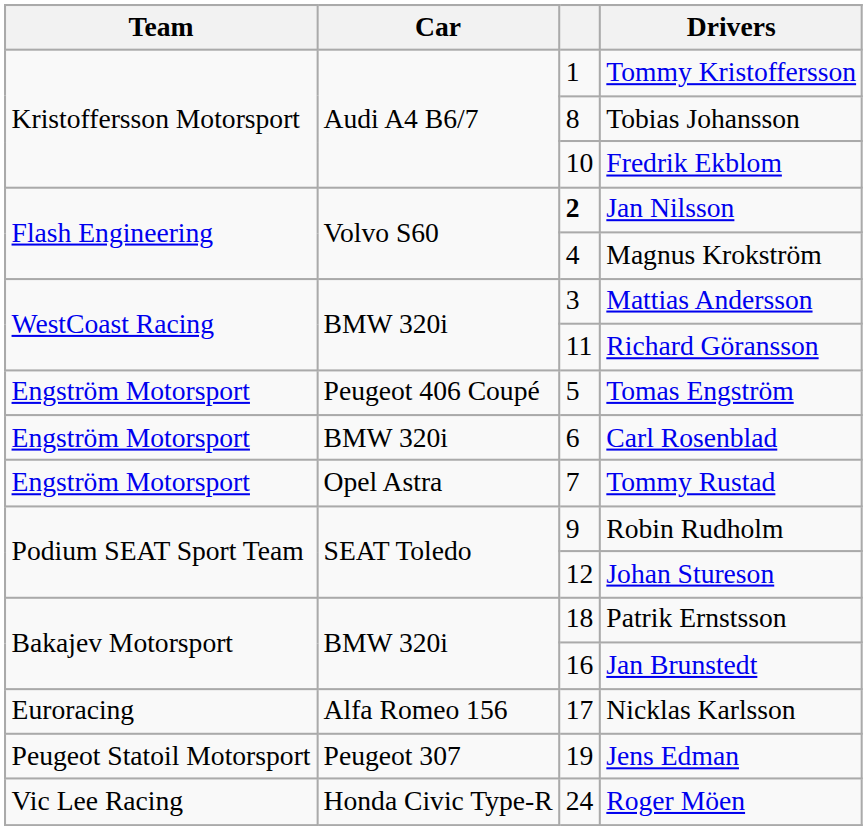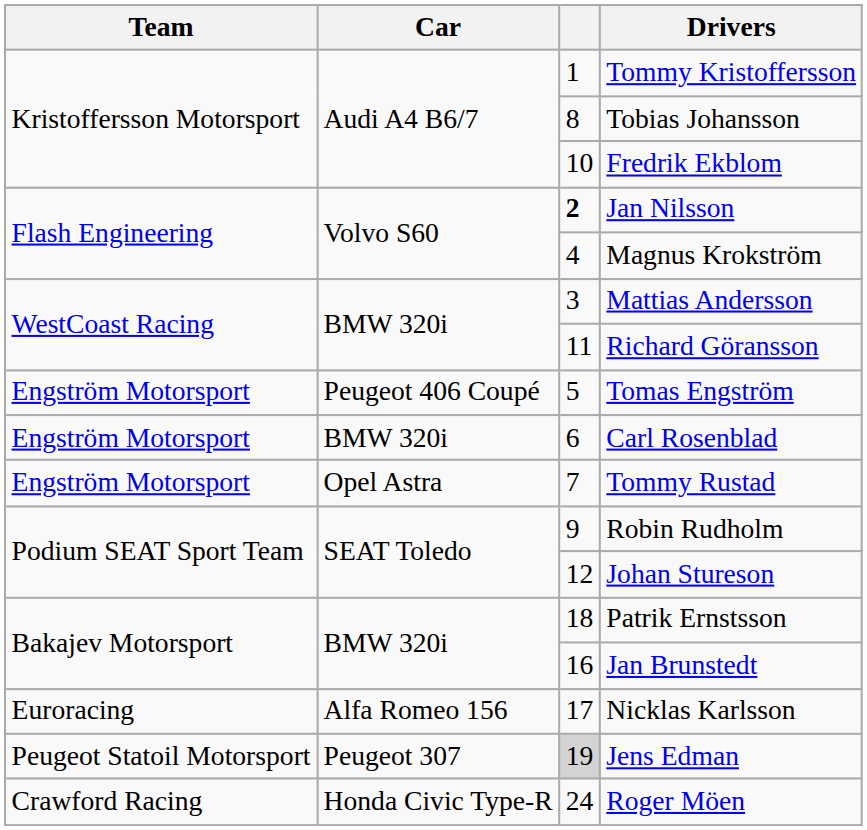(579, 755) no background -> (579, 755) lightgrey background
(97, 801) Vic Lee Racing -> (107, 801) Crawford Racing
